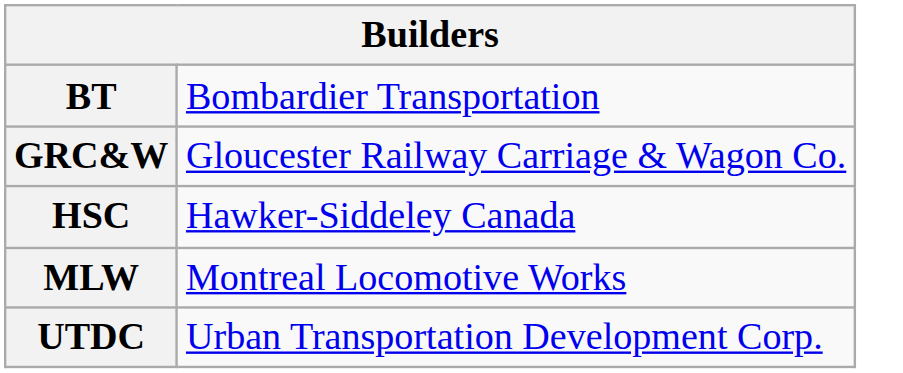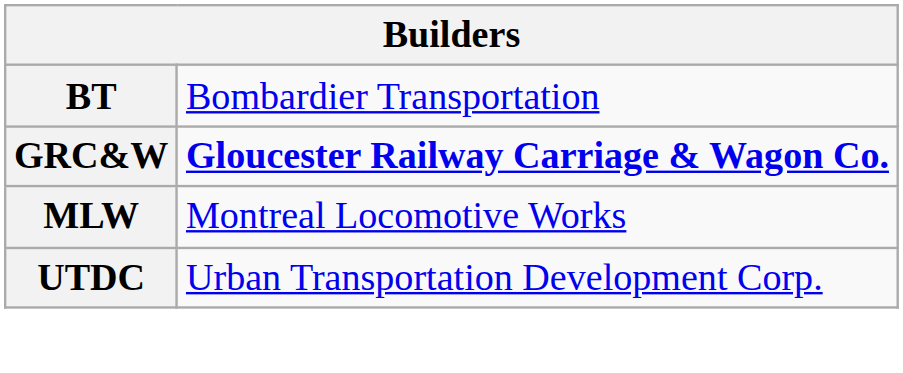(516, 155) normal -> (537, 155) bold
- row: (91, 215)
